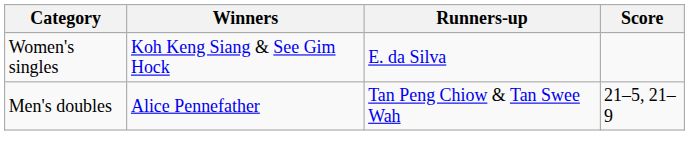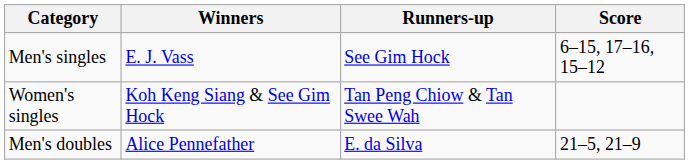+ row: (57, 57)
(407, 57) E. da Silva -> (428, 105) Tan Peng Chiow & Tan Swee Wah
(474, 105) Tan Peng Chiow & Tan Swee Wah -> (383, 144) E. da Silva
